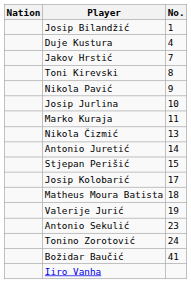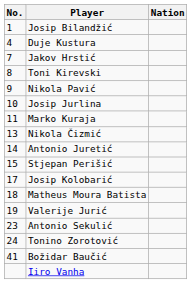columns swapped: (176, 12) <-> (23, 12)
